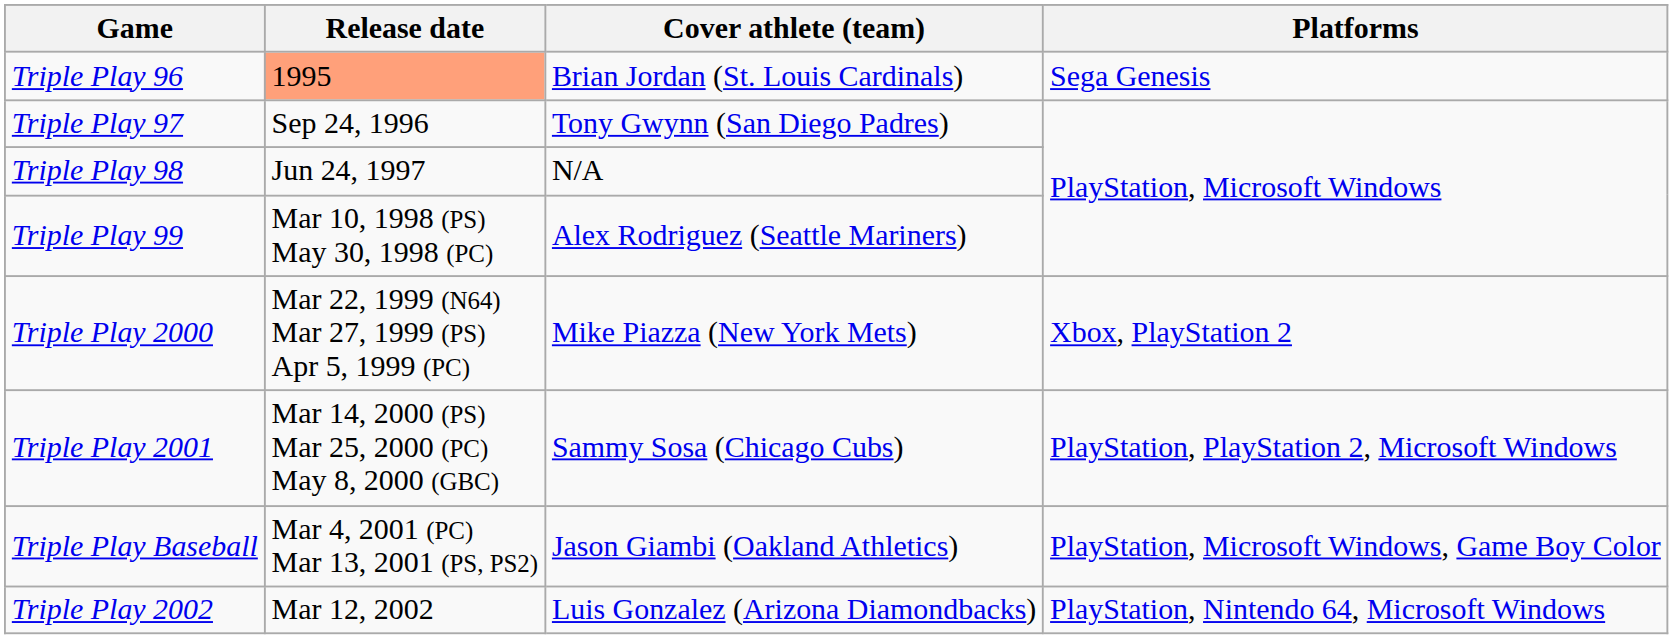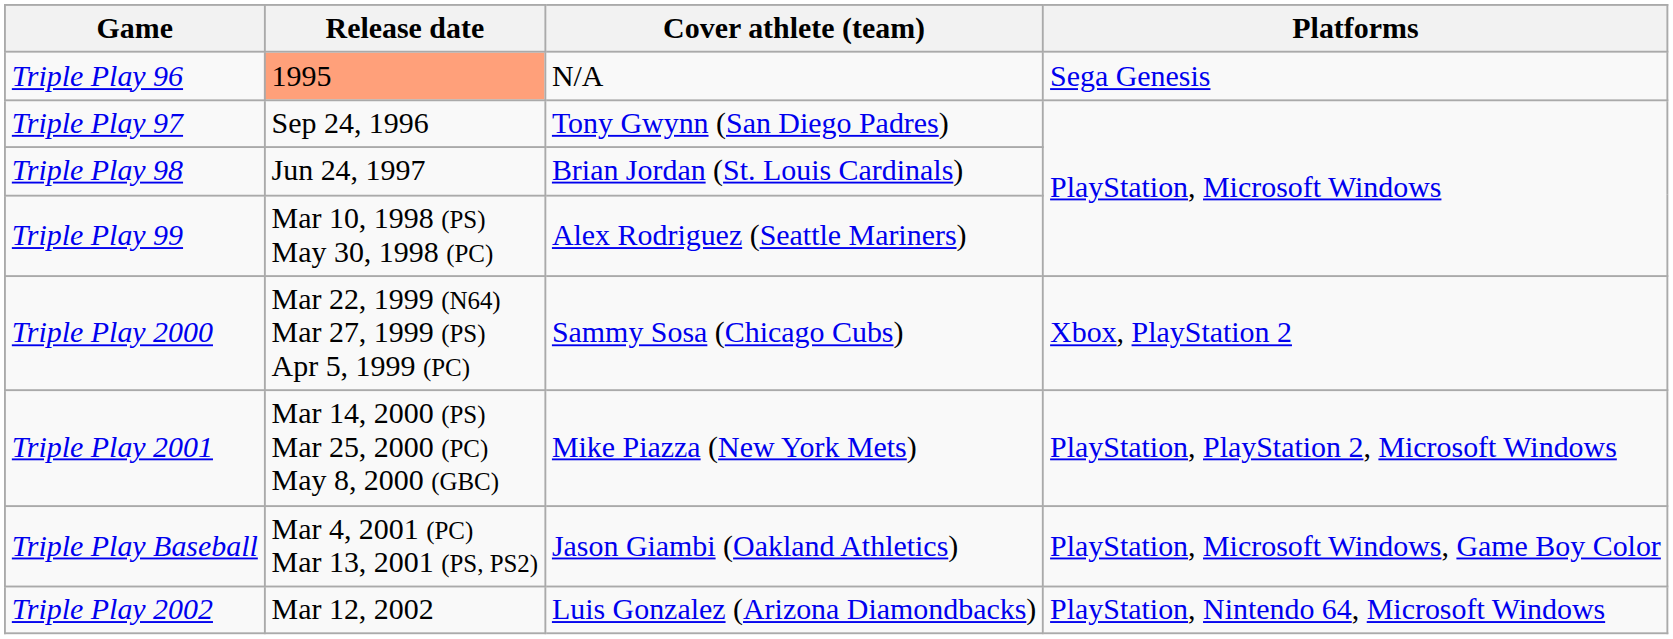(758, 75) Brian Jordan (St. Louis Cardinals) -> (578, 75) N/A
(578, 170) N/A -> (758, 170) Brian Jordan (St. Louis Cardinals)
(734, 332) Mike Piazza (New York Mets) -> (728, 332) Sammy Sosa (Chicago Cubs)
(728, 447) Sammy Sosa (Chicago Cubs) -> (734, 447) Mike Piazza (New York Mets)
